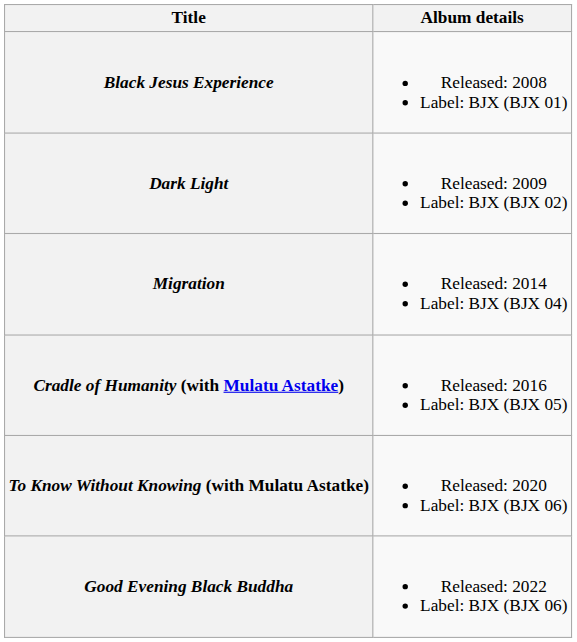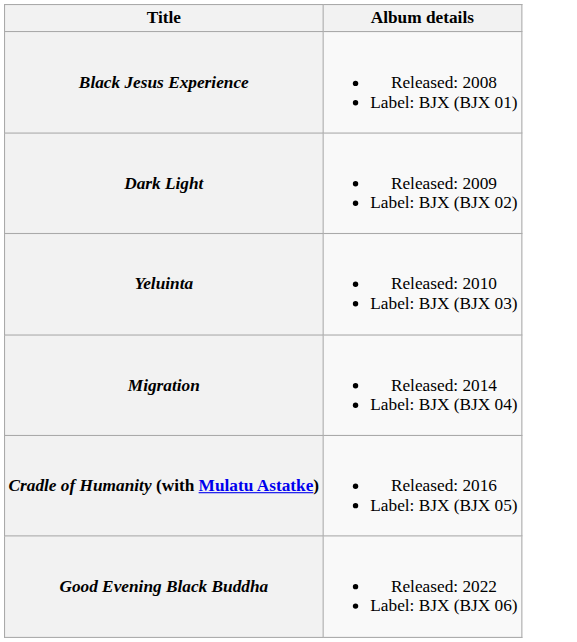+ row: (164, 284)
- row: (189, 485)
